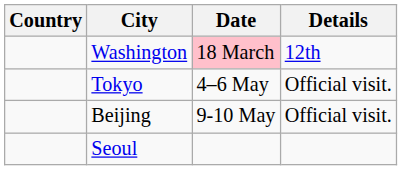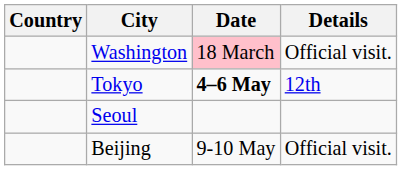(303, 52) 12th -> (338, 52) Official visit.
(233, 84) normal -> (234, 84) bold
(338, 84) Official visit. -> (303, 84) 12th
rows swapped: (121, 116) <-> (114, 148)
